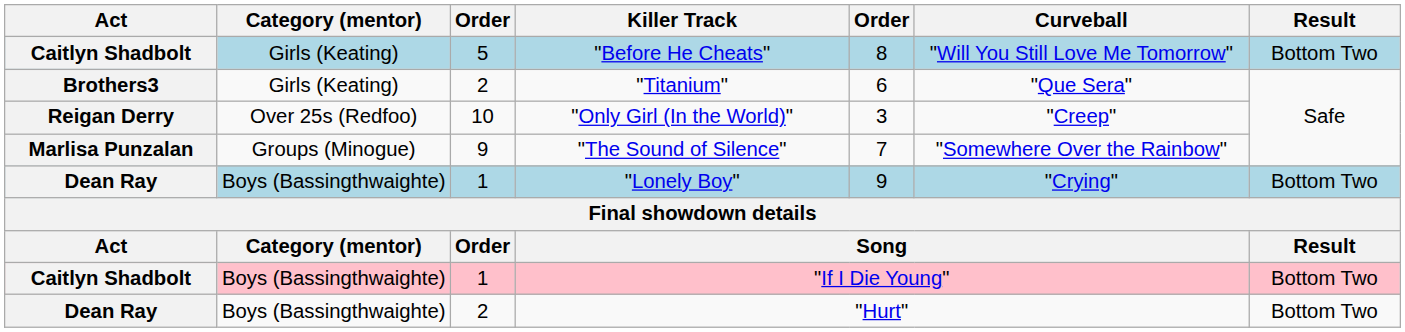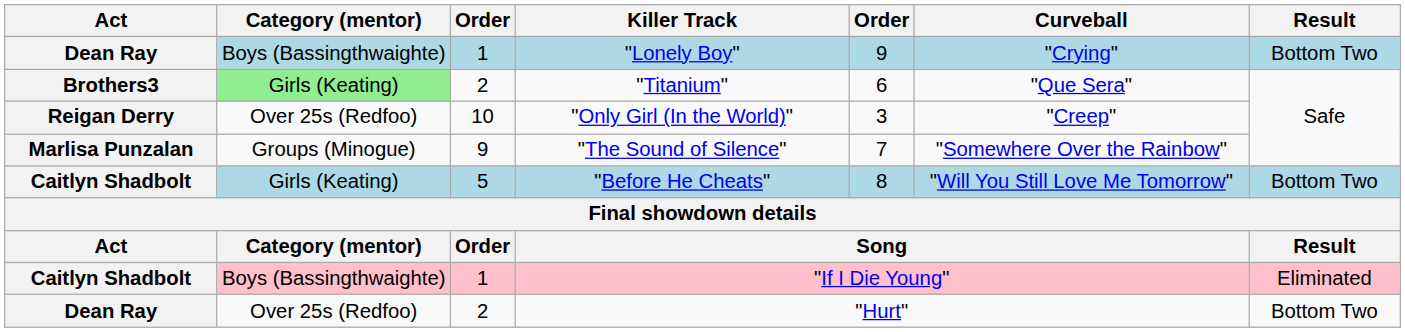rows swapped: (682, 181) <-> (682, 52)
(334, 85) no background -> (334, 85) lightgreen background
(1324, 278) Bottom Two -> (1324, 278) Eliminated
(334, 310) Boys (Bassingthwaighte) -> (334, 310) Over 25s (Redfoo)
